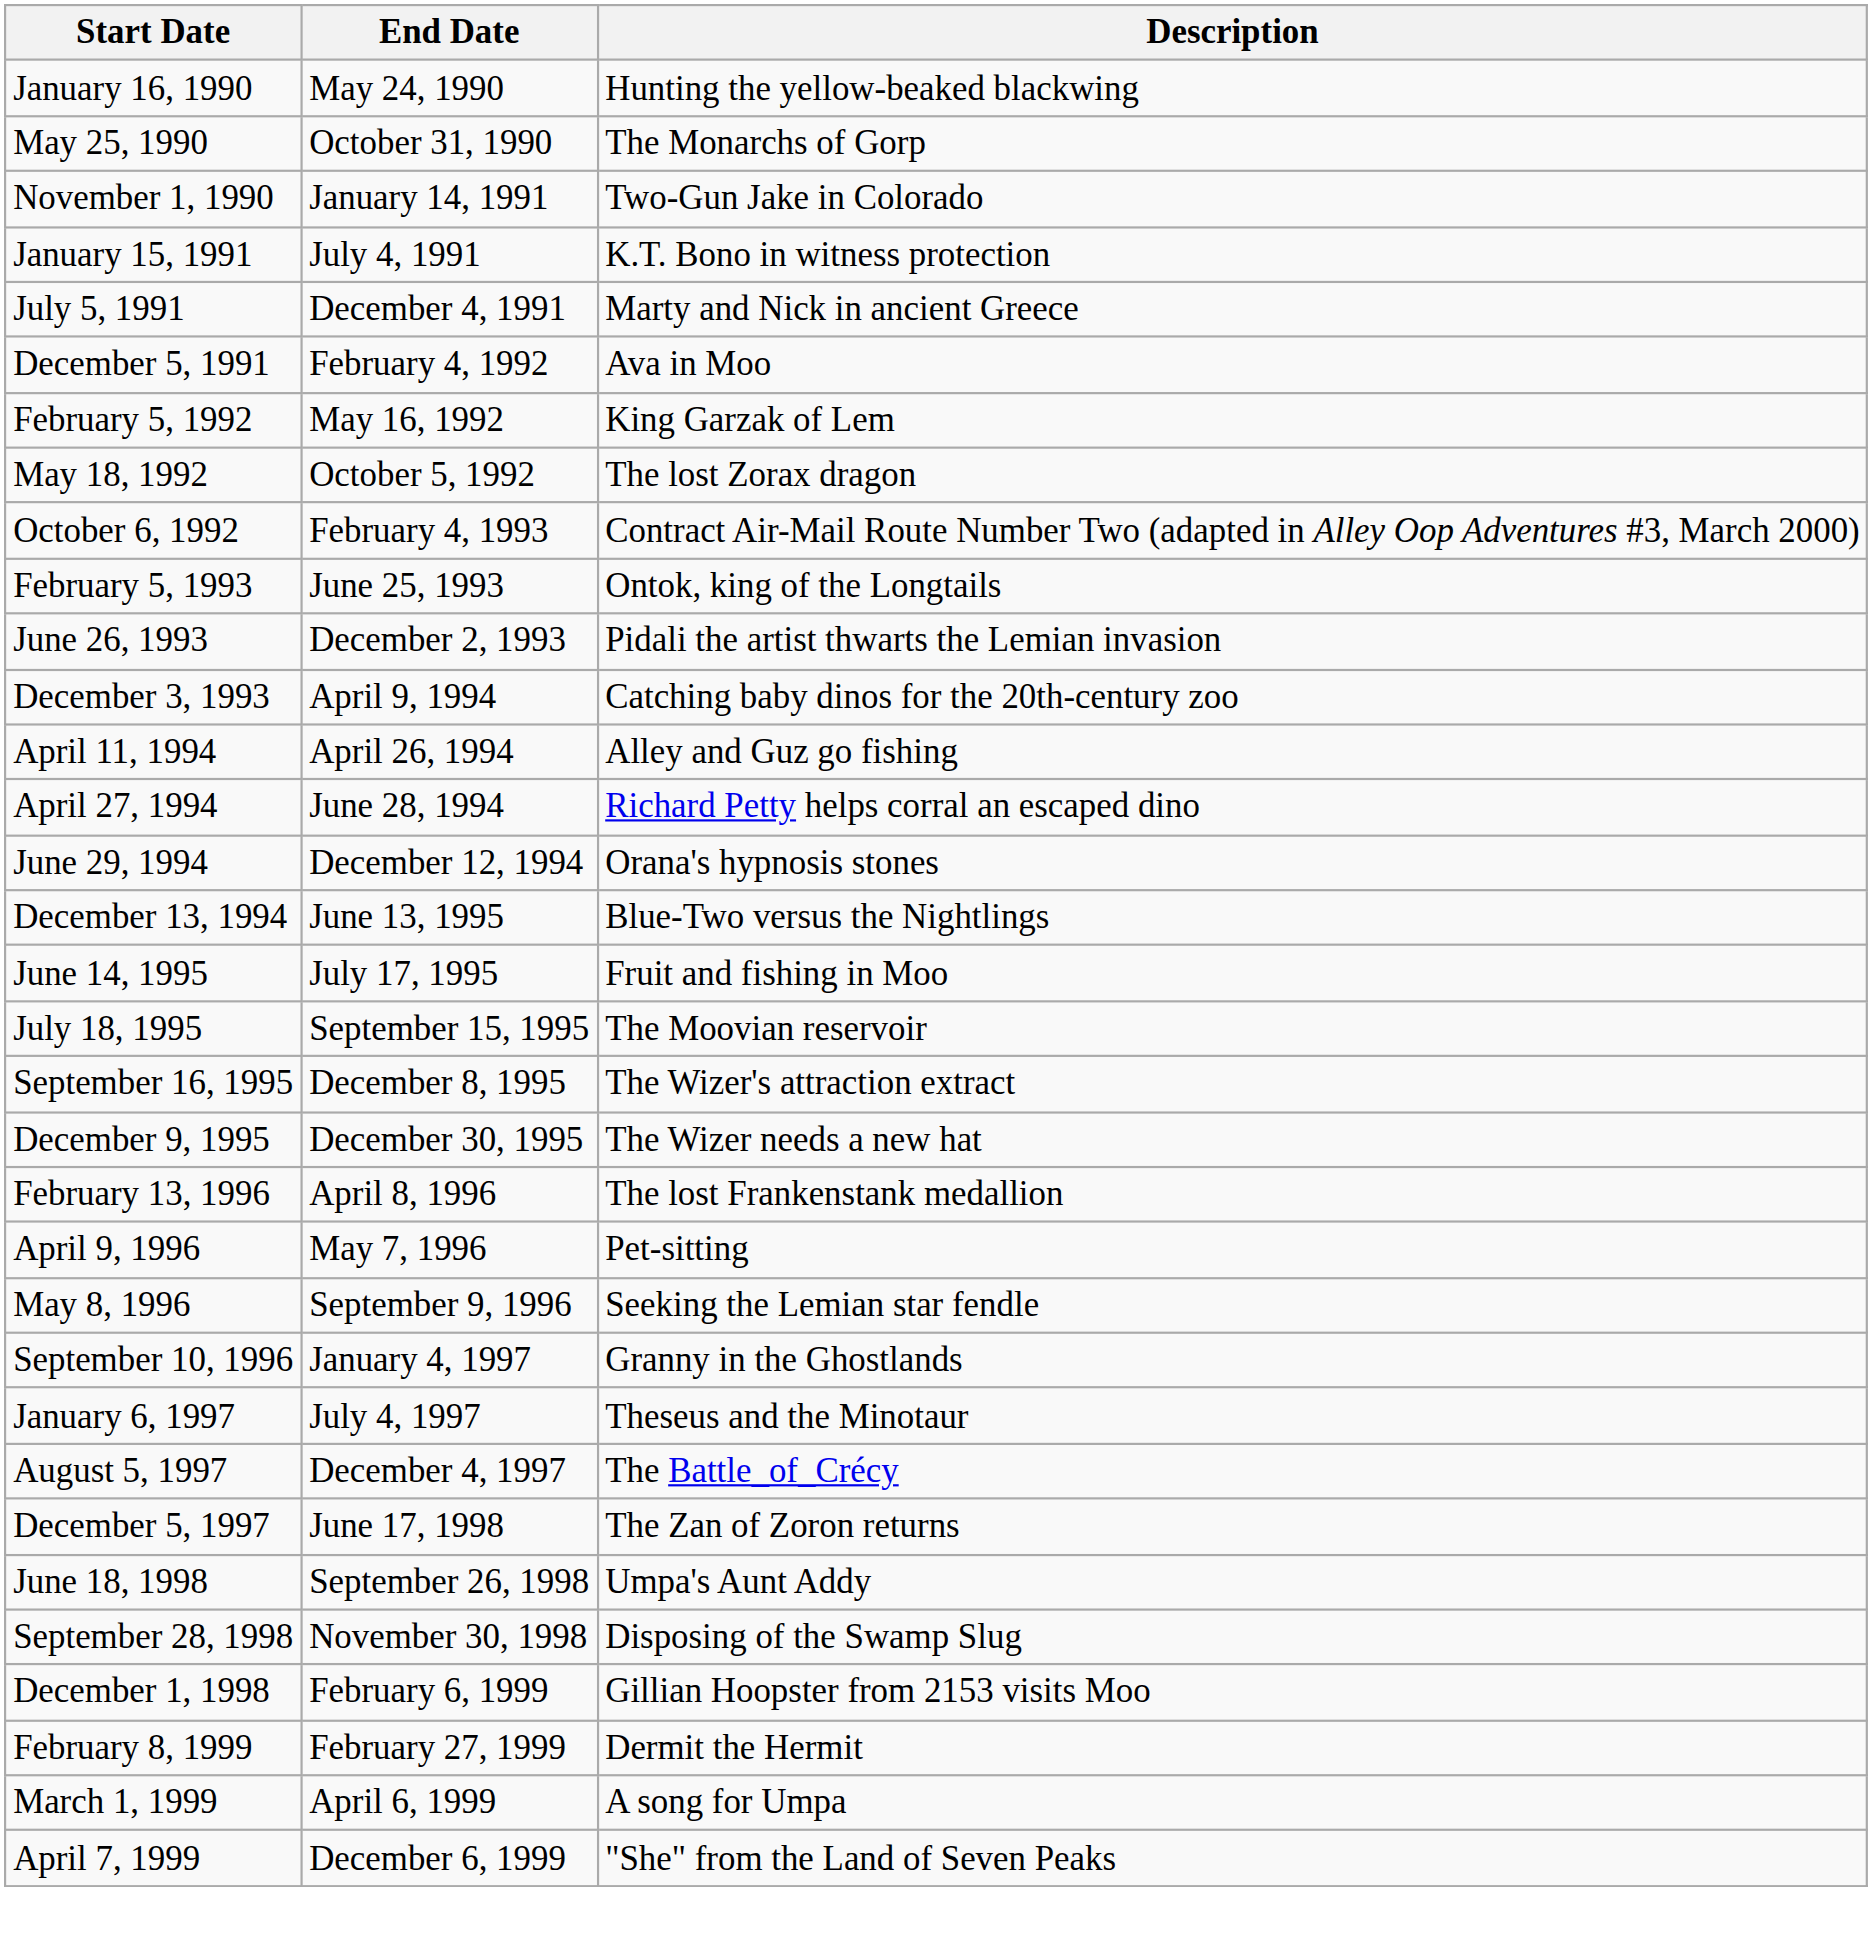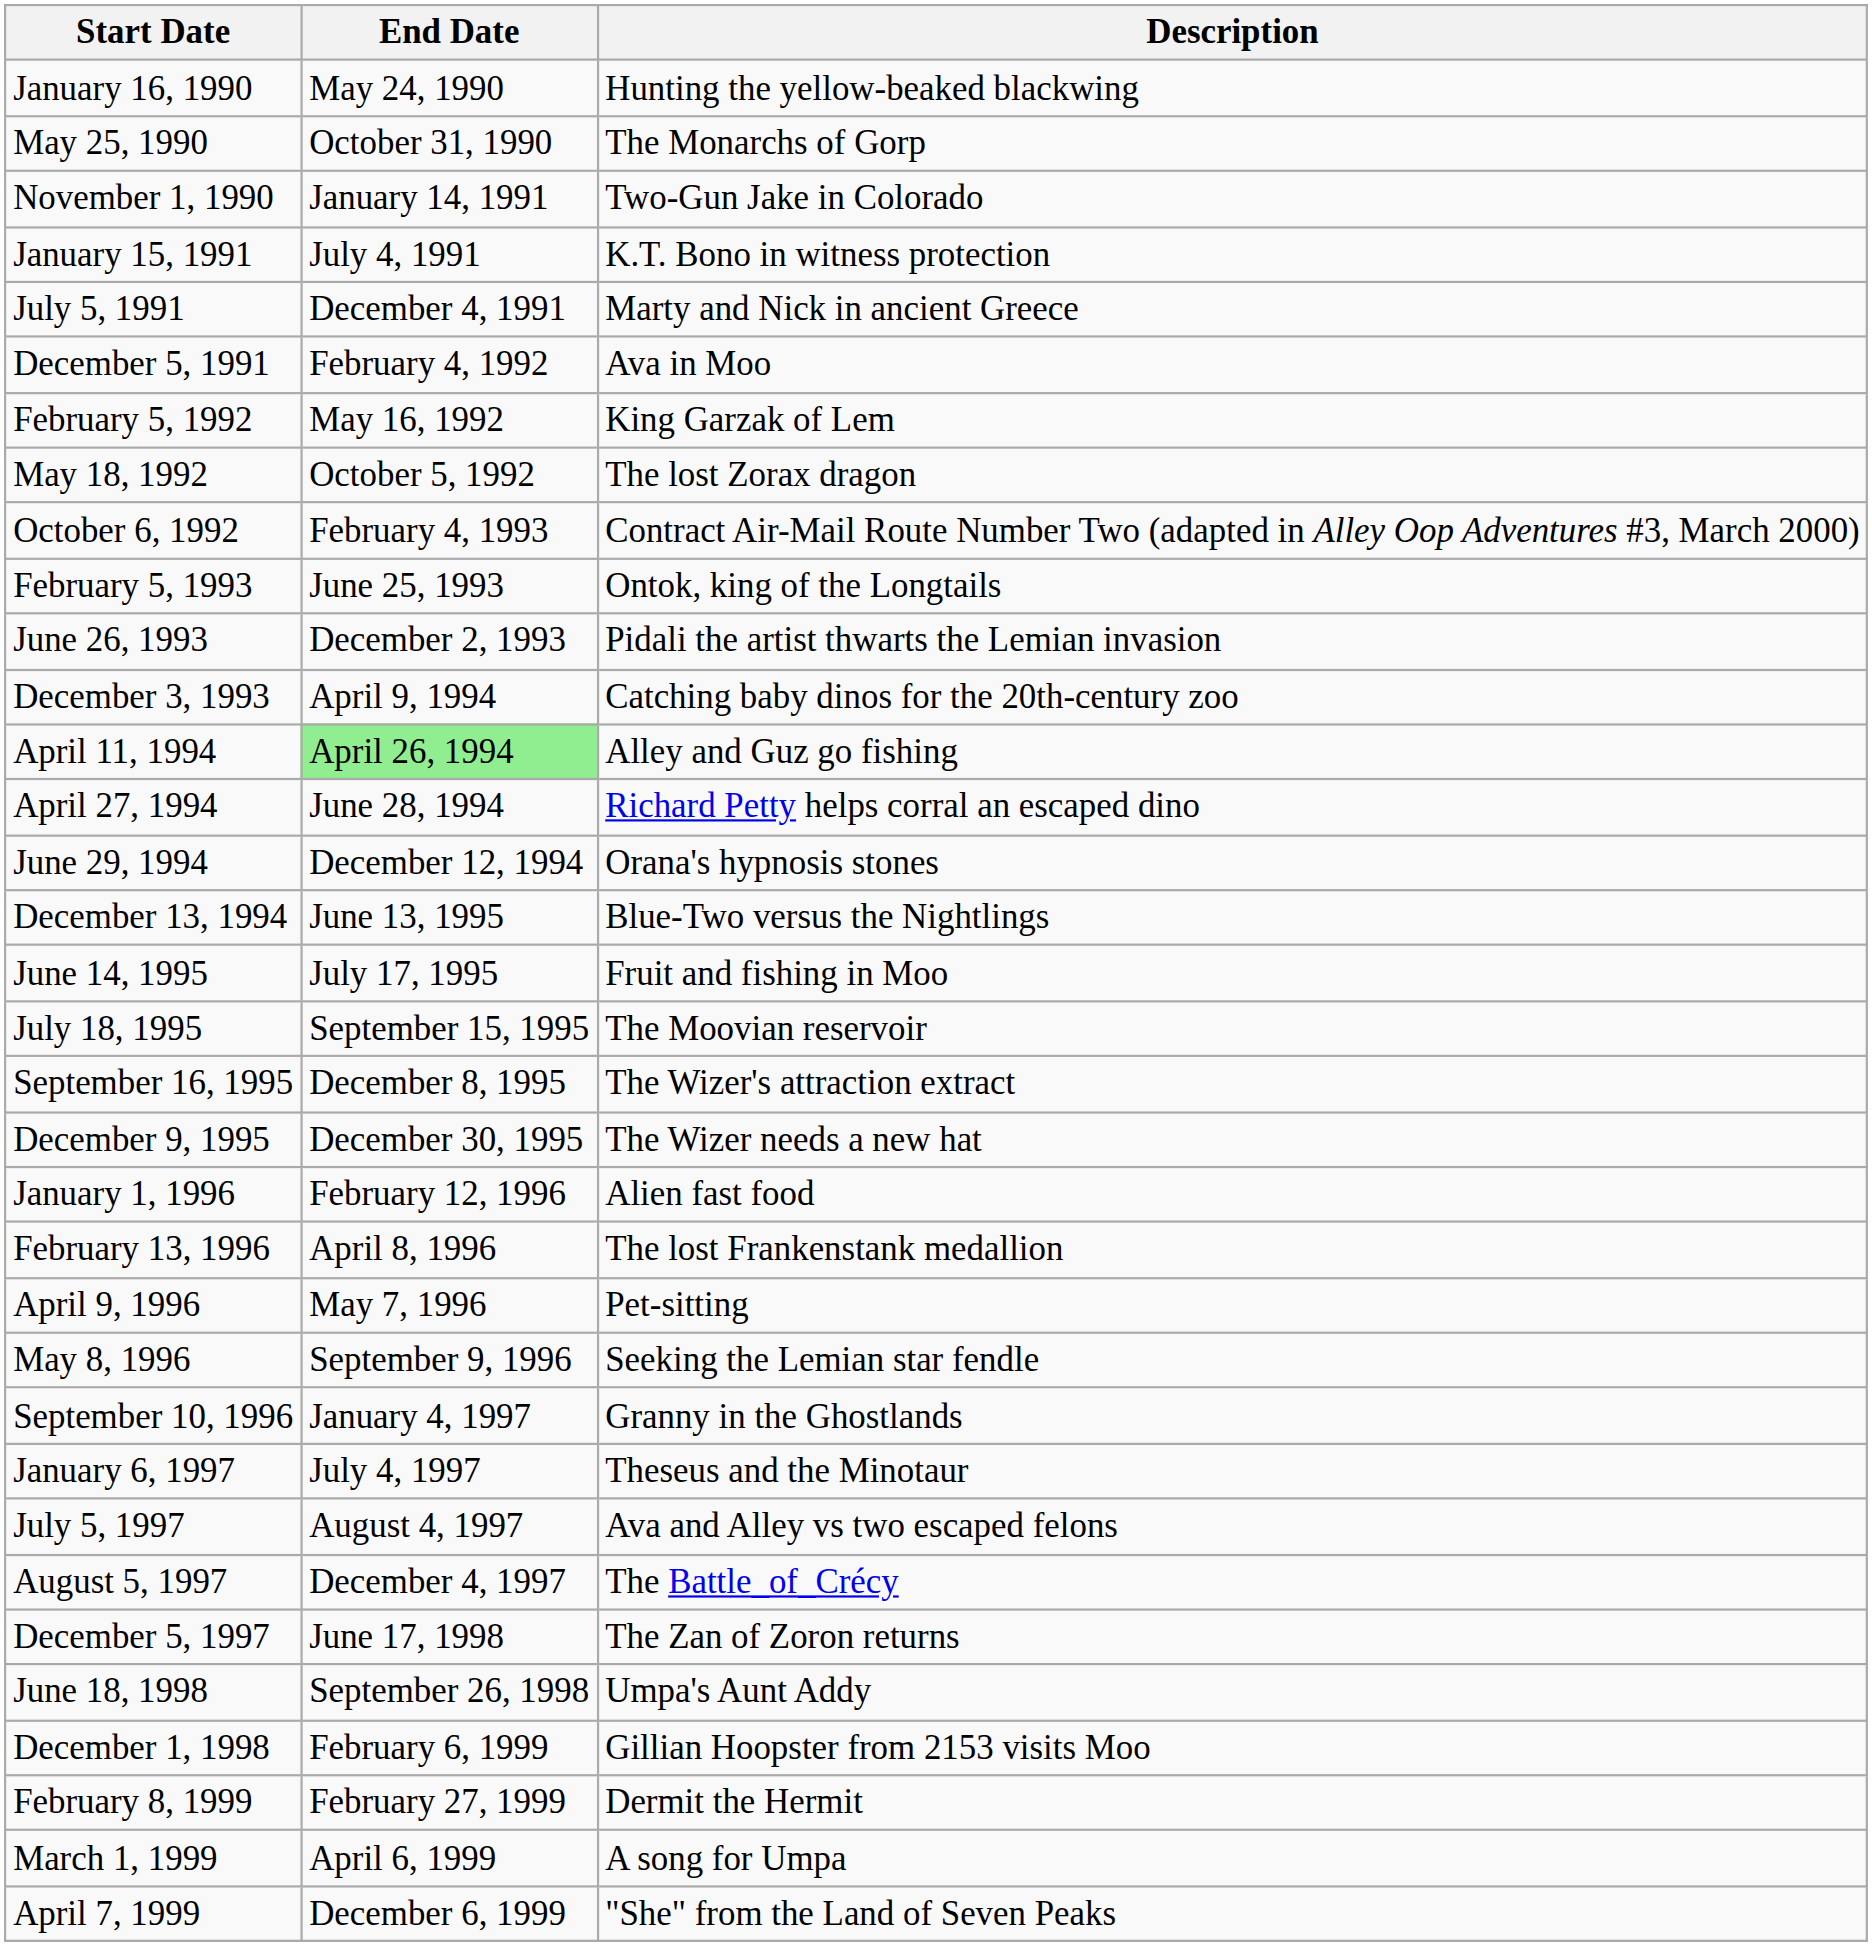(411, 751) no background -> (411, 751) lightgreen background
+ row: (124, 1193)
+ row: (99, 1525)
- row: (153, 1636)
